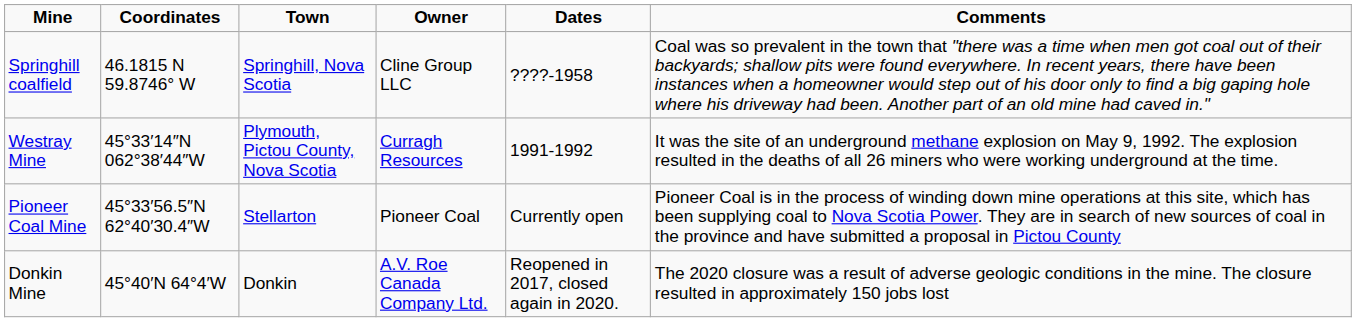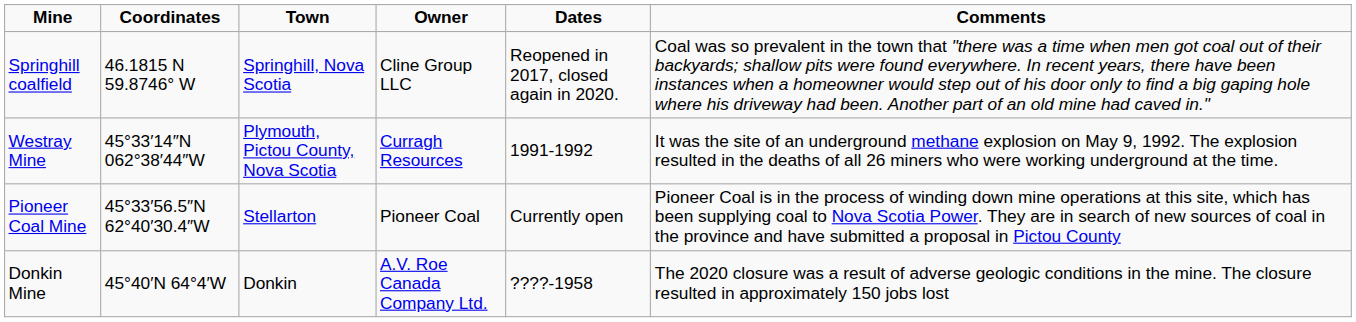(551, 74) ????-1958 -> (564, 74) Reopened in 2017, closed again in 2020.
(564, 283) Reopened in 2017, closed again in 2020. -> (551, 283) ????-1958
